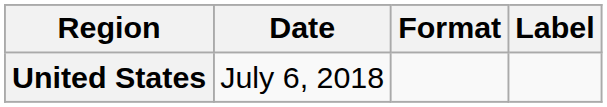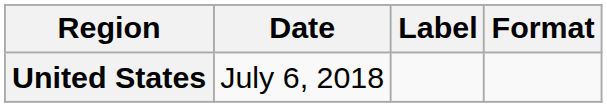columns swapped: (450, 28) <-> (555, 28)
